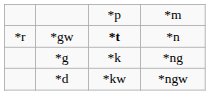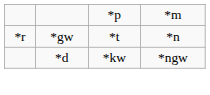(114, 36) bold -> (114, 36) normal
- row: (173, 57)
